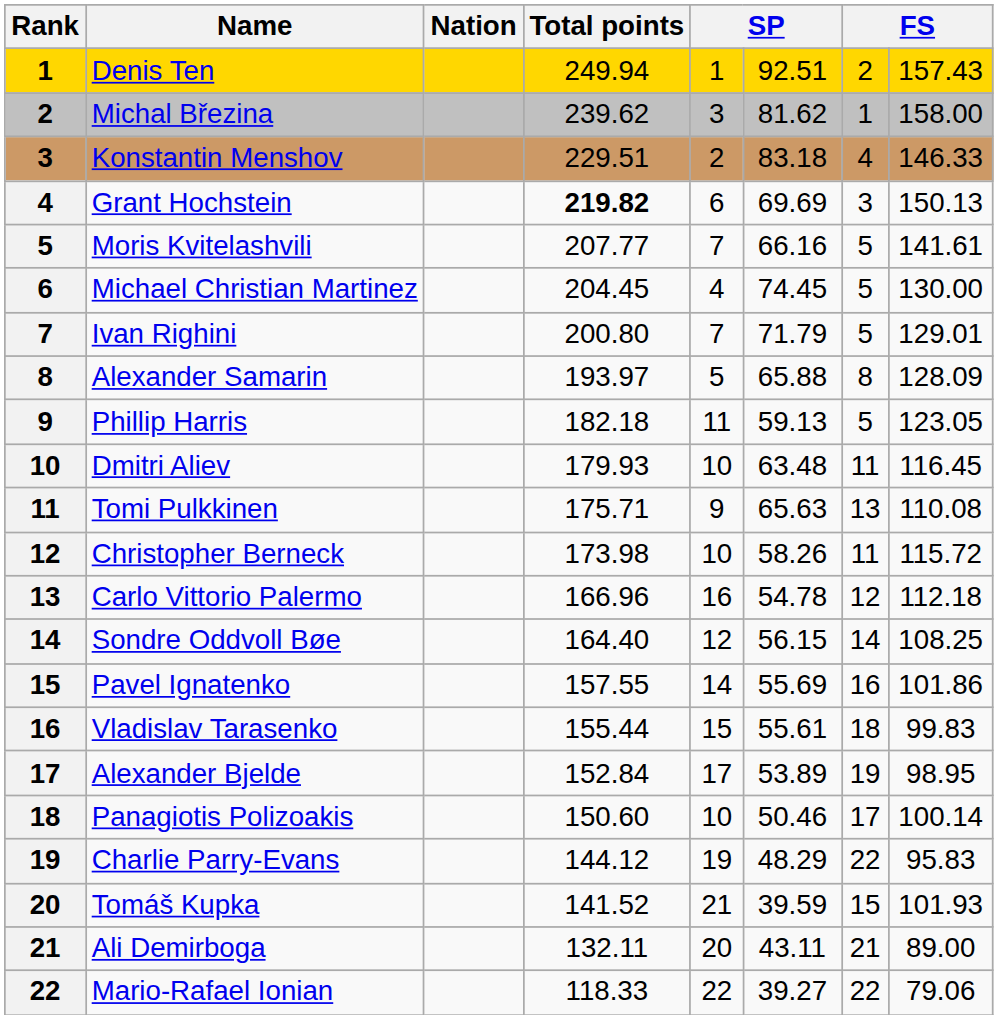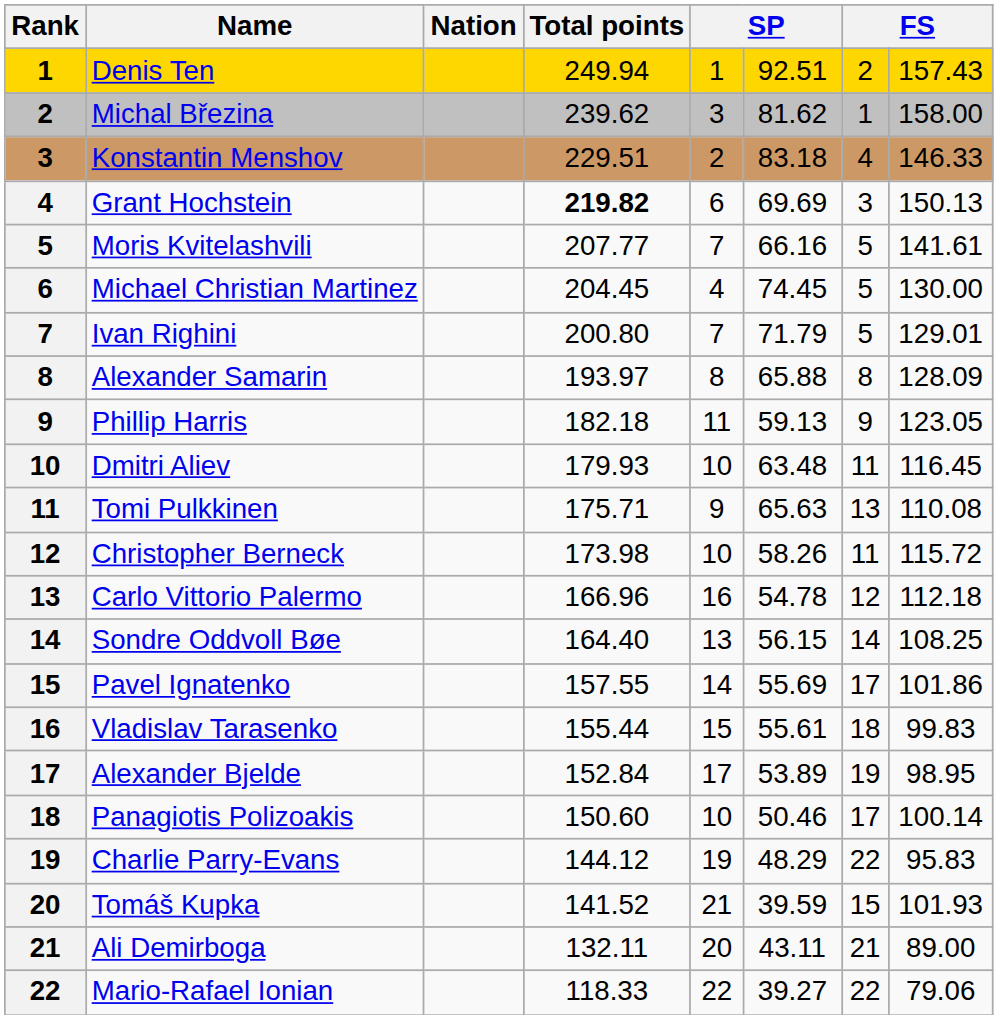(717, 377) 5 -> (717, 377) 8
(865, 421) 5 -> (865, 421) 9
(717, 641) 12 -> (717, 641) 13
(865, 684) 16 -> (865, 684) 17
